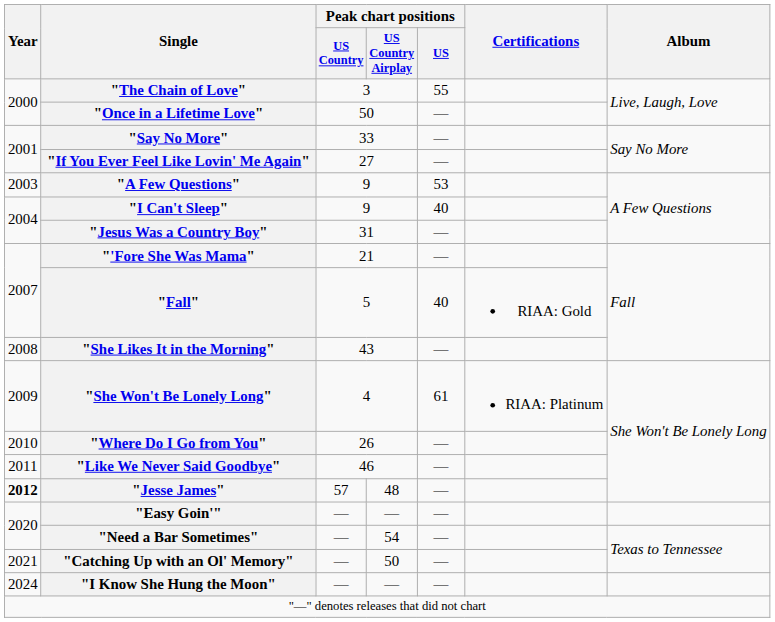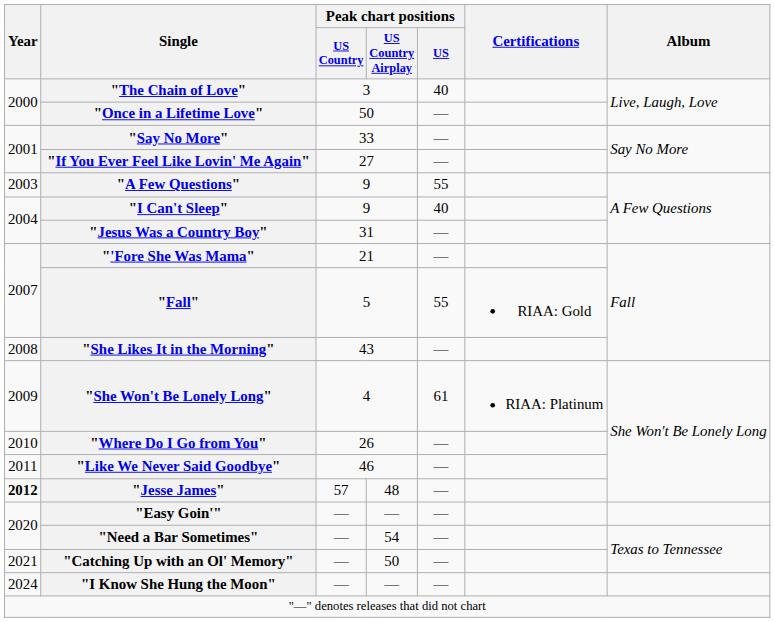(441, 90) 55 -> (441, 90) 40
(441, 184) 53 -> (441, 184) 55
(441, 302) 40 -> (441, 302) 55
